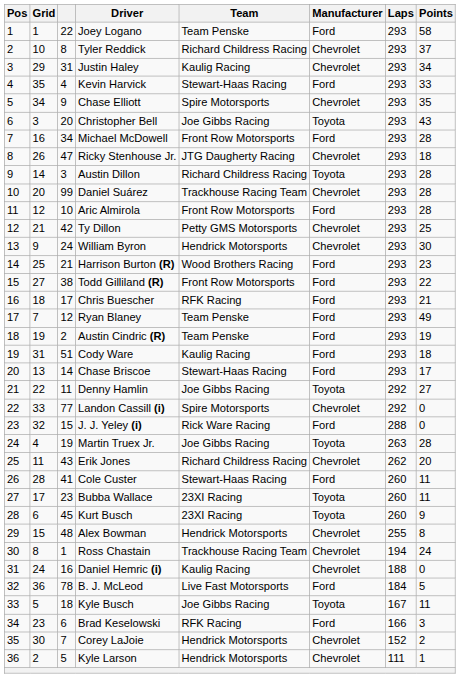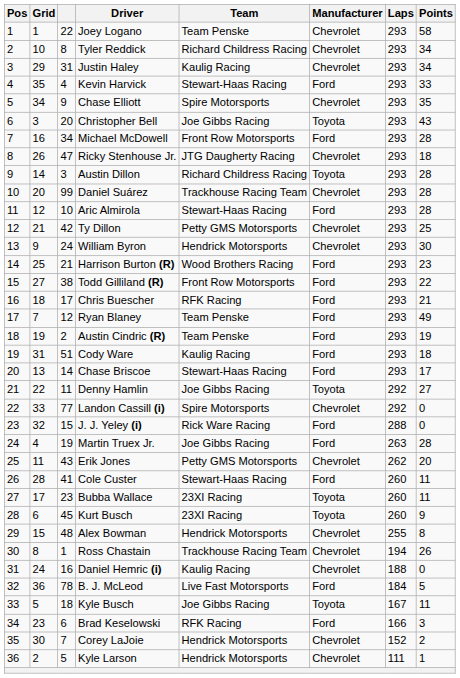(324, 31) Ford -> (336, 31) Chevrolet
(425, 48) 37 -> (425, 48) 34
(238, 210) Front Row Motorsports -> (234, 210) Stewart-Haas Racing
(329, 443) Toyota -> (324, 443) Ford
(244, 461) Richard Childress Racing -> (239, 461) Petty GMS Motorsports
(425, 550) 24 -> (425, 550) 26
